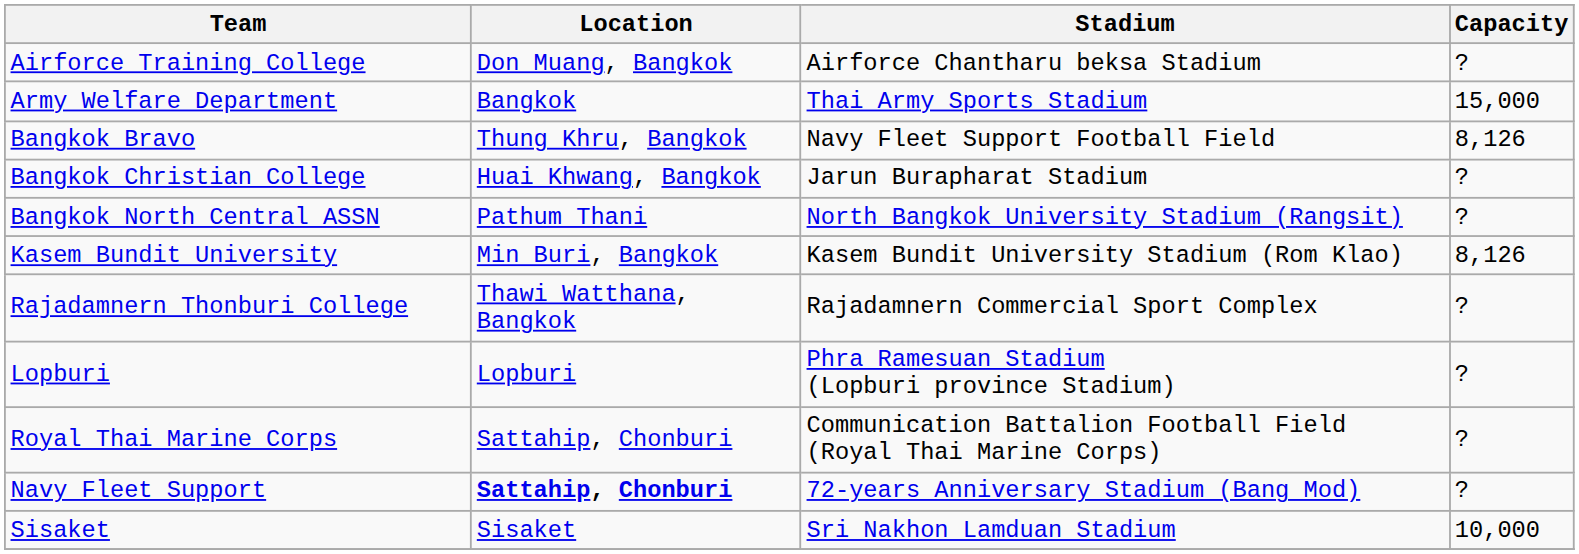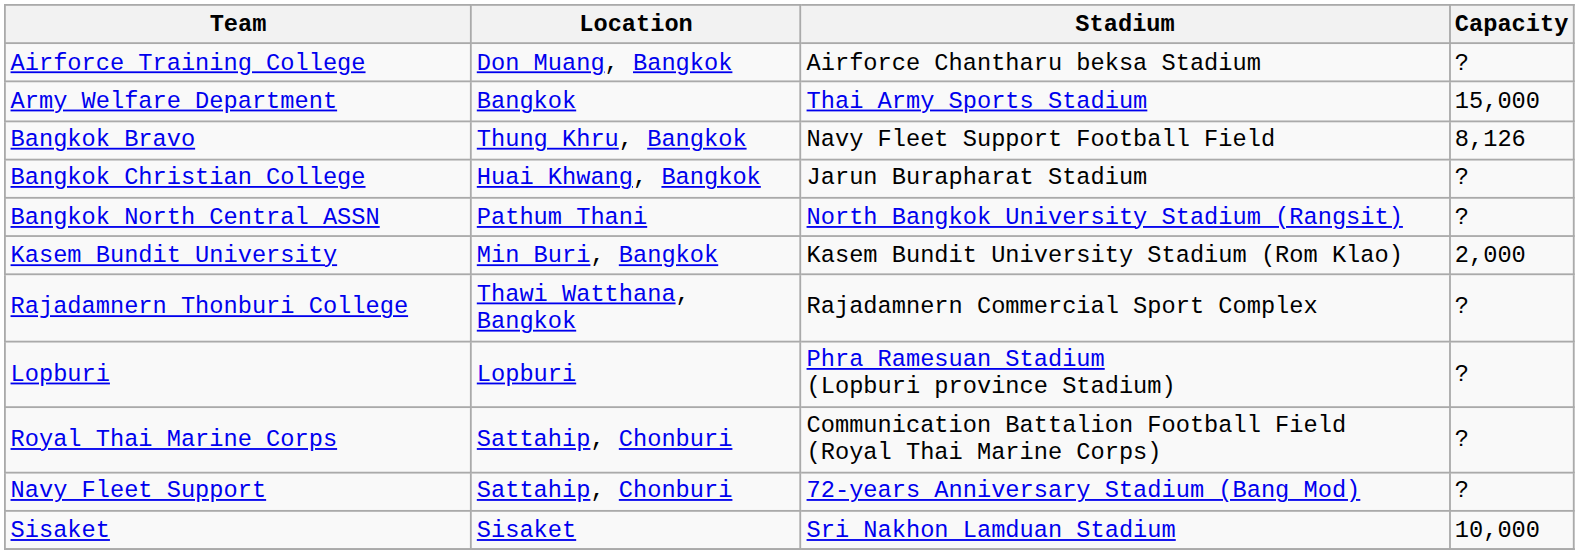(1490, 256) 8,126 -> (1490, 256) 2,000
(605, 492) bold -> (605, 492) normal
